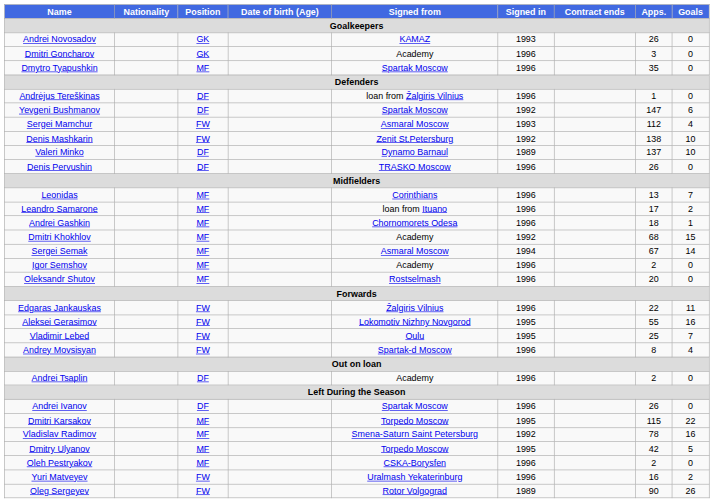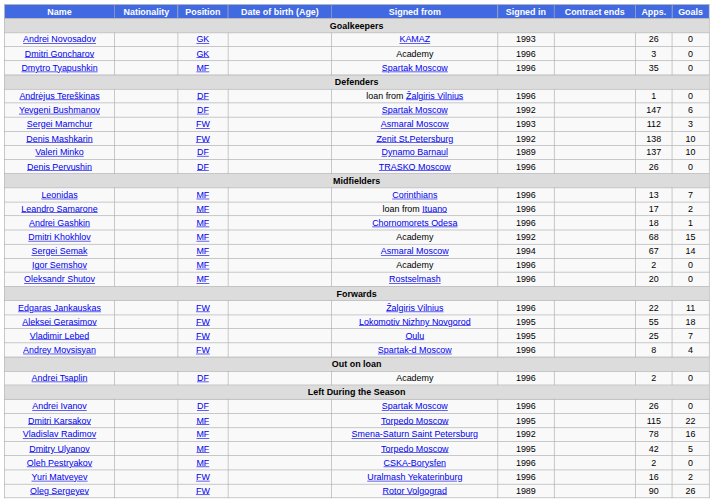(691, 125) 4 -> (691, 125) 3
(691, 322) 16 -> (691, 322) 18
